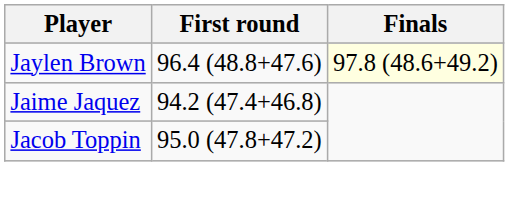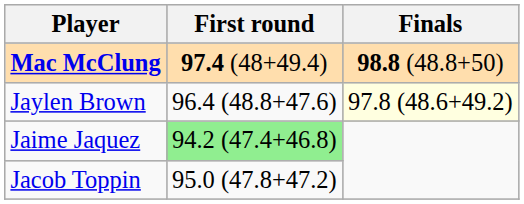+ row: (86, 62)
(239, 101) no background -> (254, 140) lightgreen background
